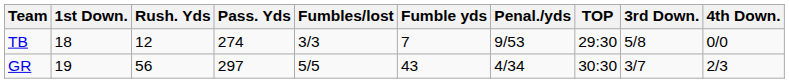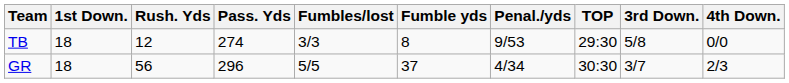(405, 41) 7 -> (405, 41) 8
(63, 66) 19 -> (63, 66) 18
(231, 66) 297 -> (231, 66) 296
(410, 66) 43 -> (410, 66) 37
